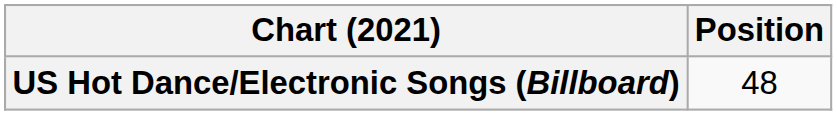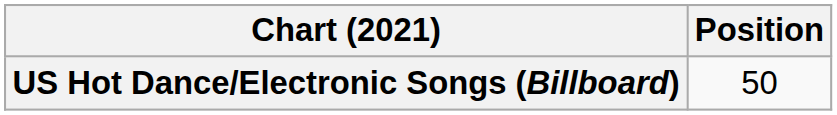(759, 82) 48 -> (759, 82) 50
